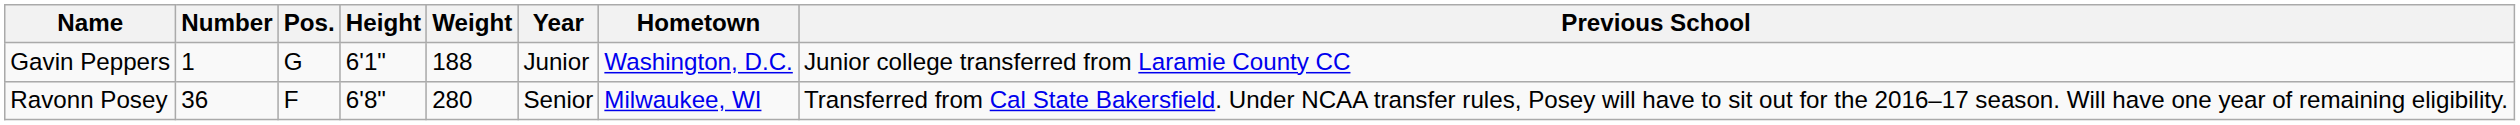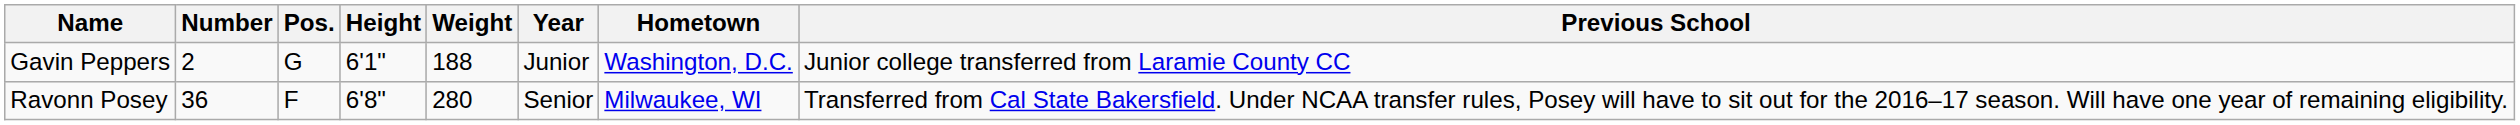(188, 61) 1 -> (188, 61) 2
